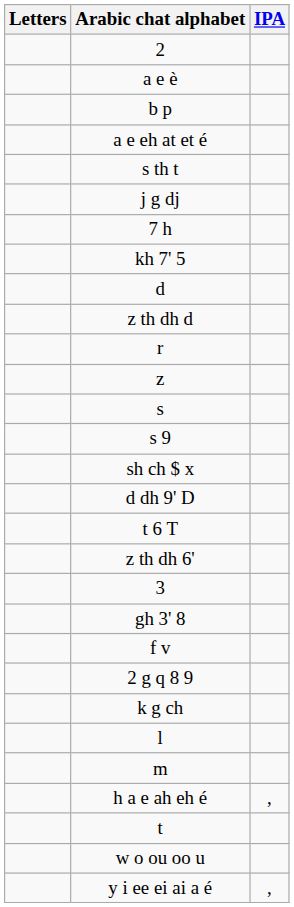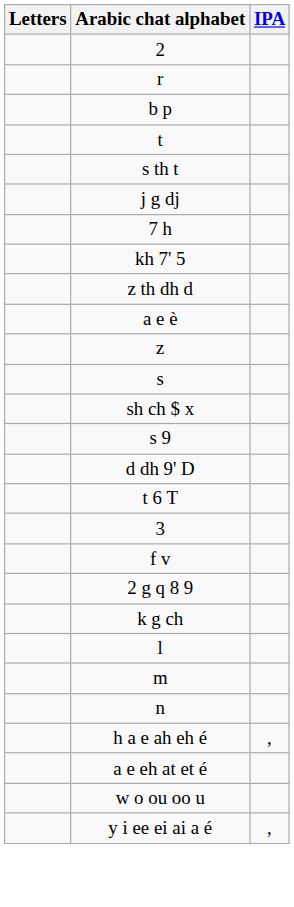rows swapped: (160, 79) <-> (160, 348)
rows swapped: (160, 827) <-> (160, 139)
- row: (160, 288)
rows swapped: (160, 468) <-> (160, 438)
- row: (160, 558)
- row: (160, 618)
+ row: (160, 708)
